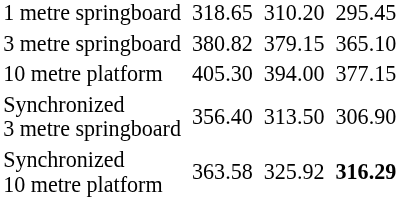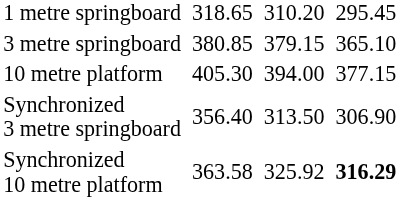(222, 43) 380.82 -> (222, 43) 380.85
